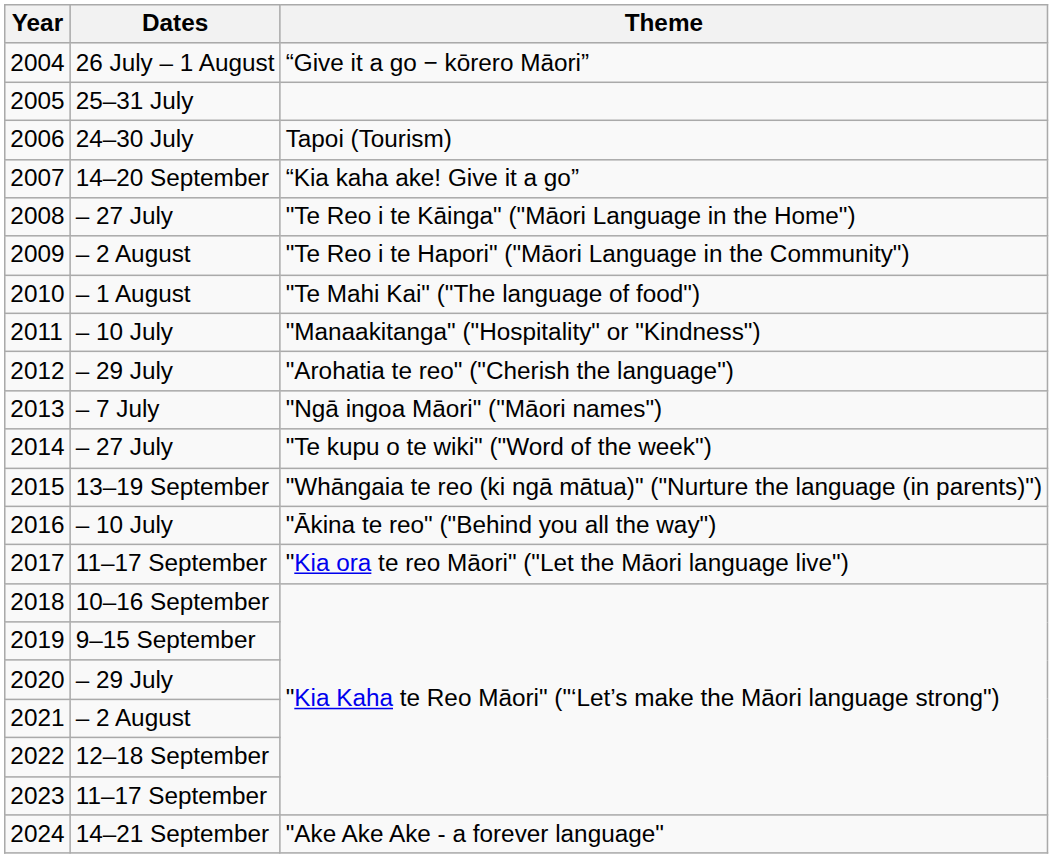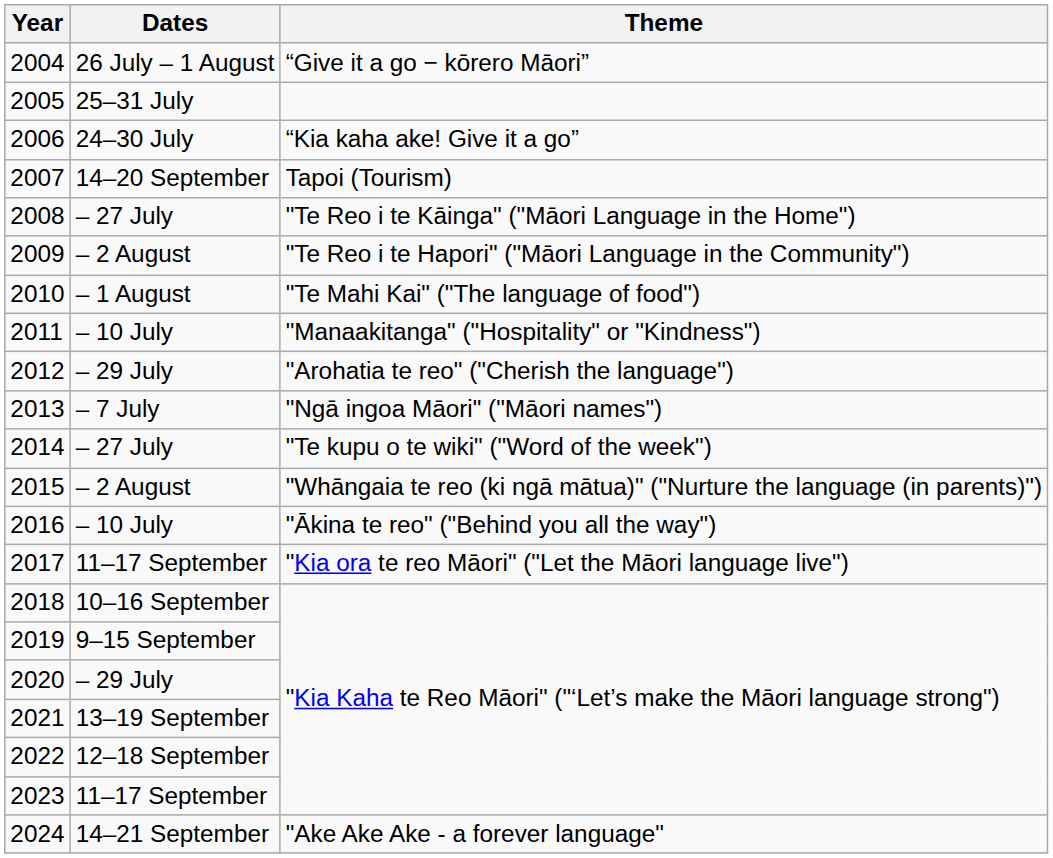(369, 139) Tapoi (Tourism) -> (432, 139) “Kia kaha ake! Give it a go”
(432, 178) “Kia kaha ake! Give it a go” -> (369, 178) Tapoi (Tourism)
(172, 486) 13–19 September -> (133, 486) – 2 August
(133, 718) – 2 August -> (172, 718) 13–19 September
